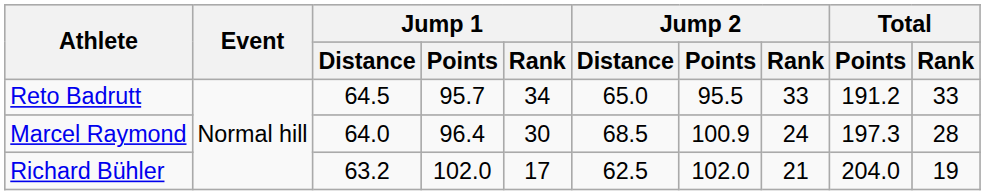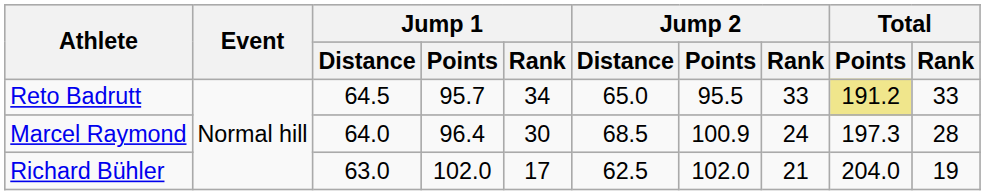(871, 97) no background -> (871, 97) khaki background
(367, 171) 63.2 -> (367, 171) 63.0
